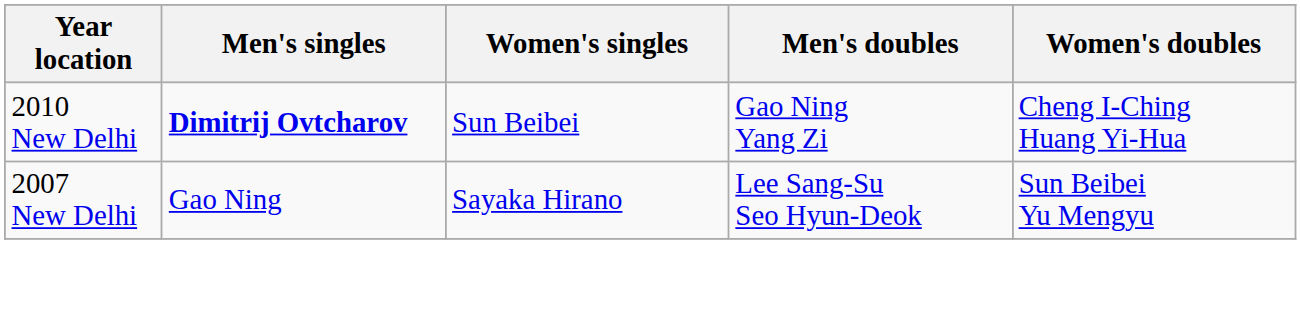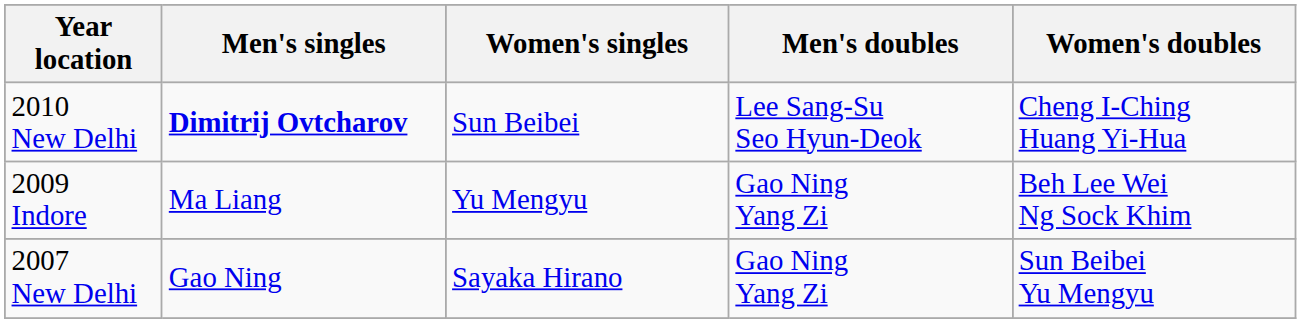(792, 121) Gao Ning Yang Zi -> (829, 121) Lee Sang-Su Seo Hyun-Deok
+ row: (49, 199)
(829, 199) Lee Sang-Su Seo Hyun-Deok -> (792, 277) Gao Ning Yang Zi
